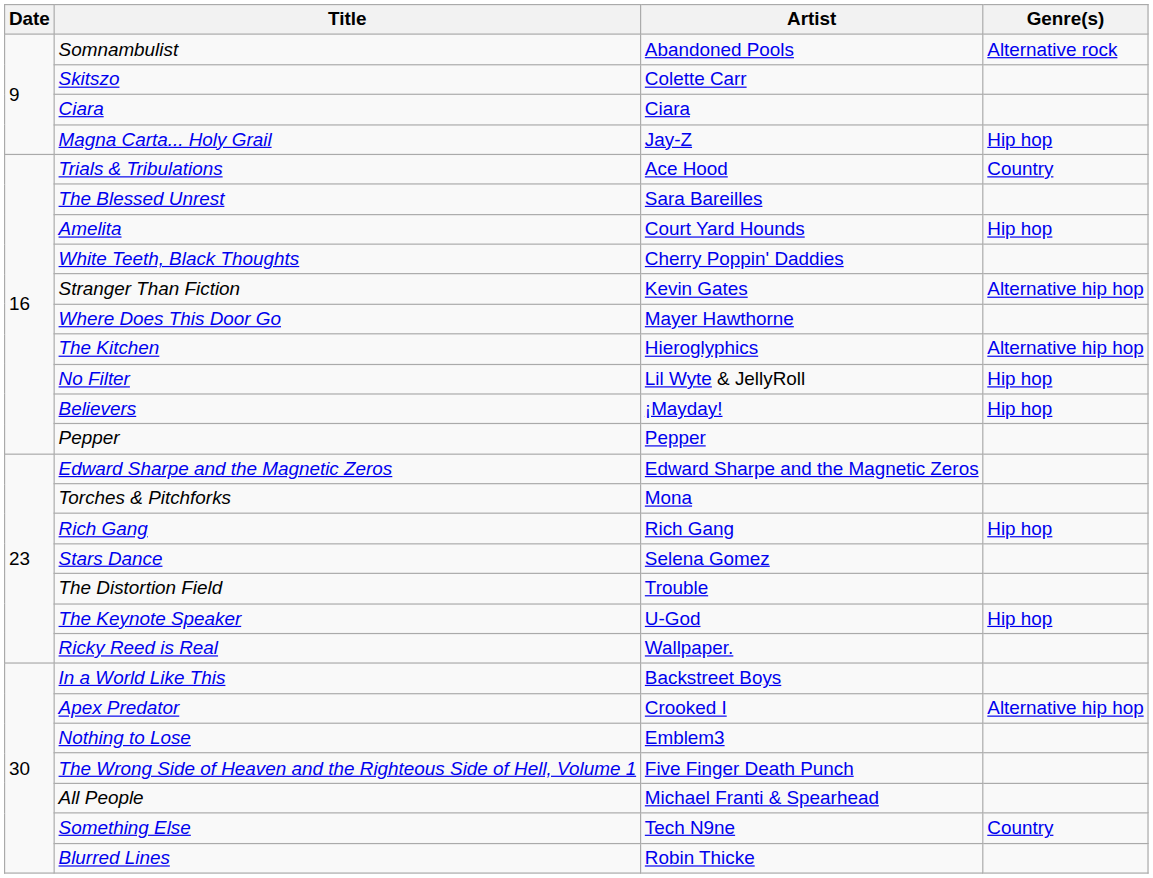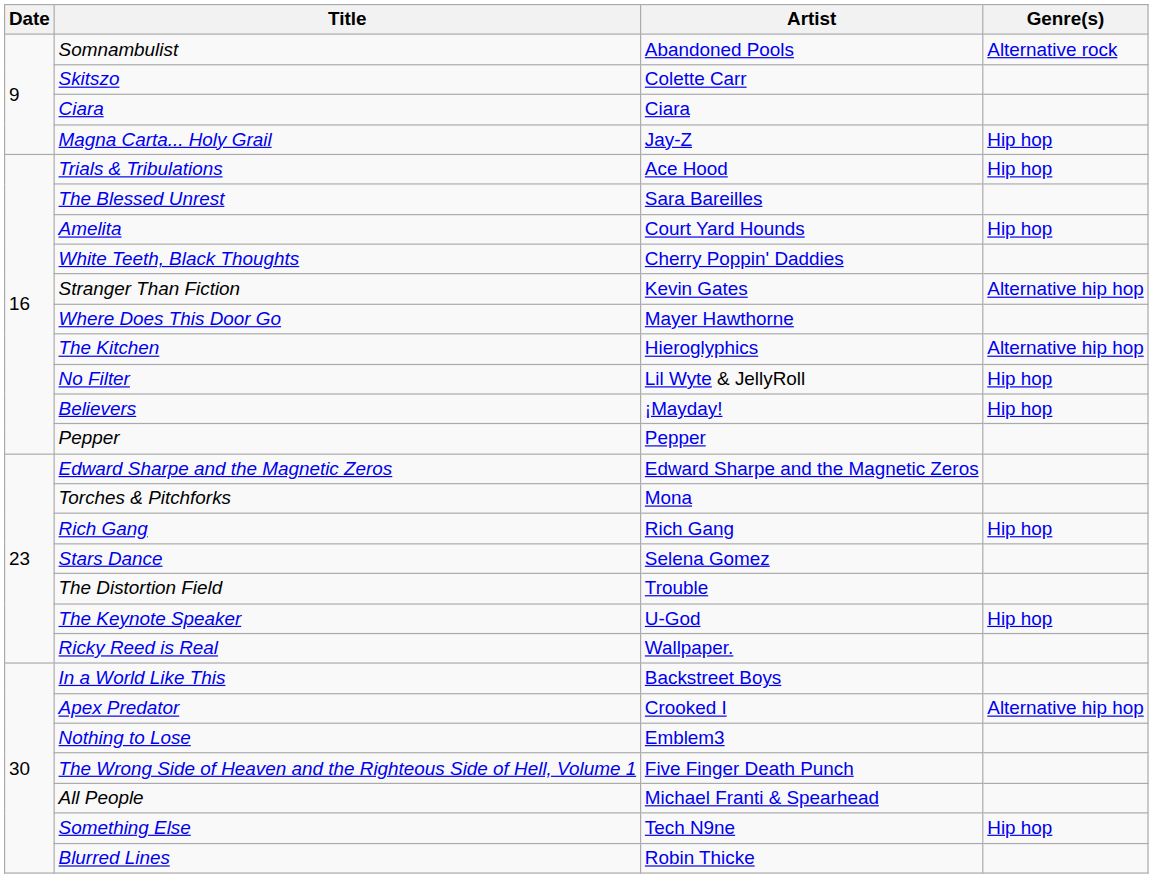(1020, 169) Country -> (1020, 169) Hip hop
(1020, 827) Country -> (1020, 827) Hip hop
